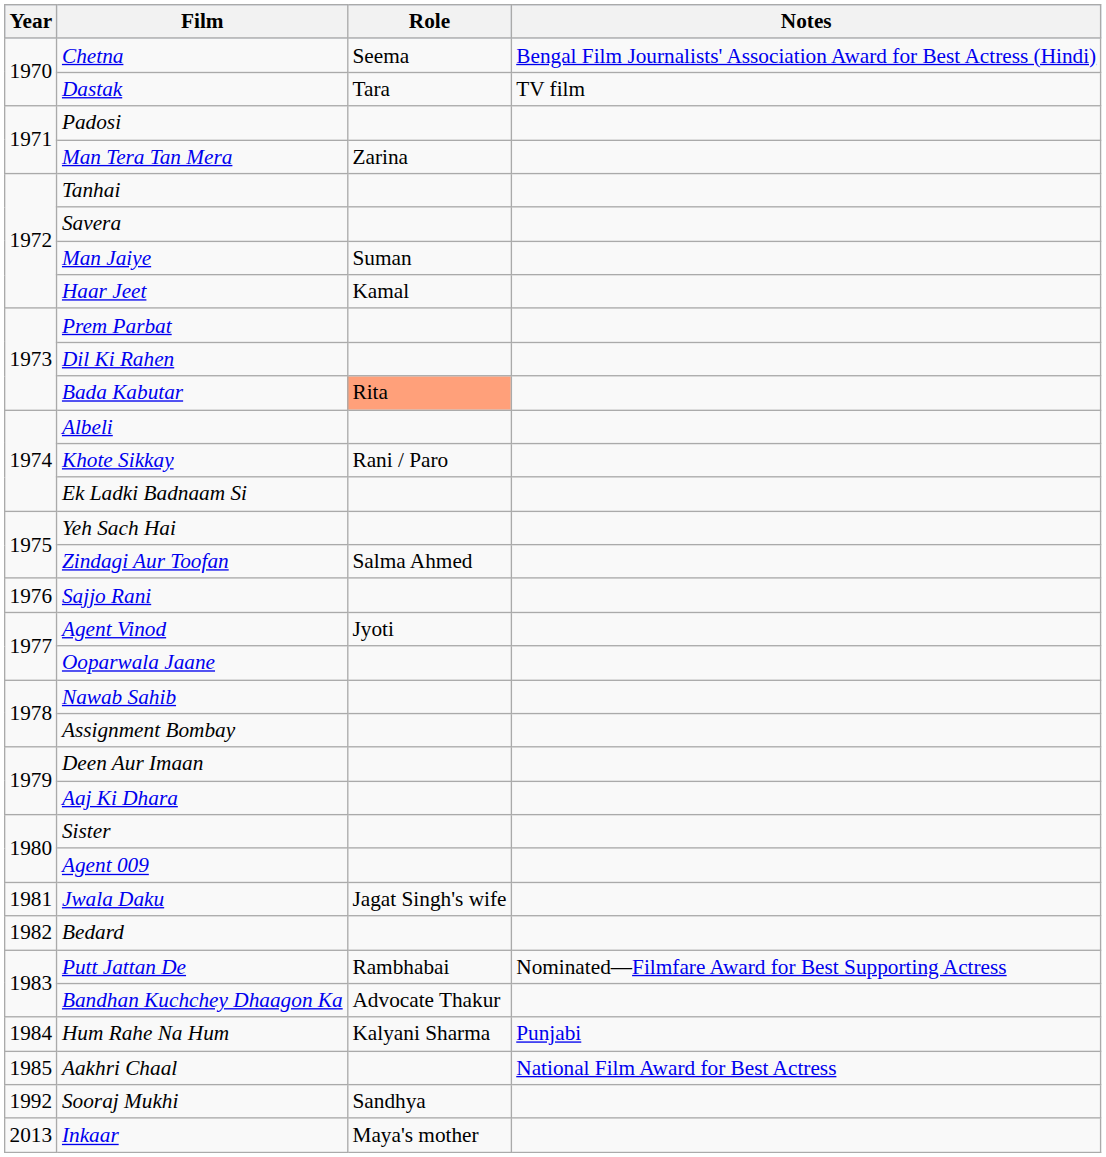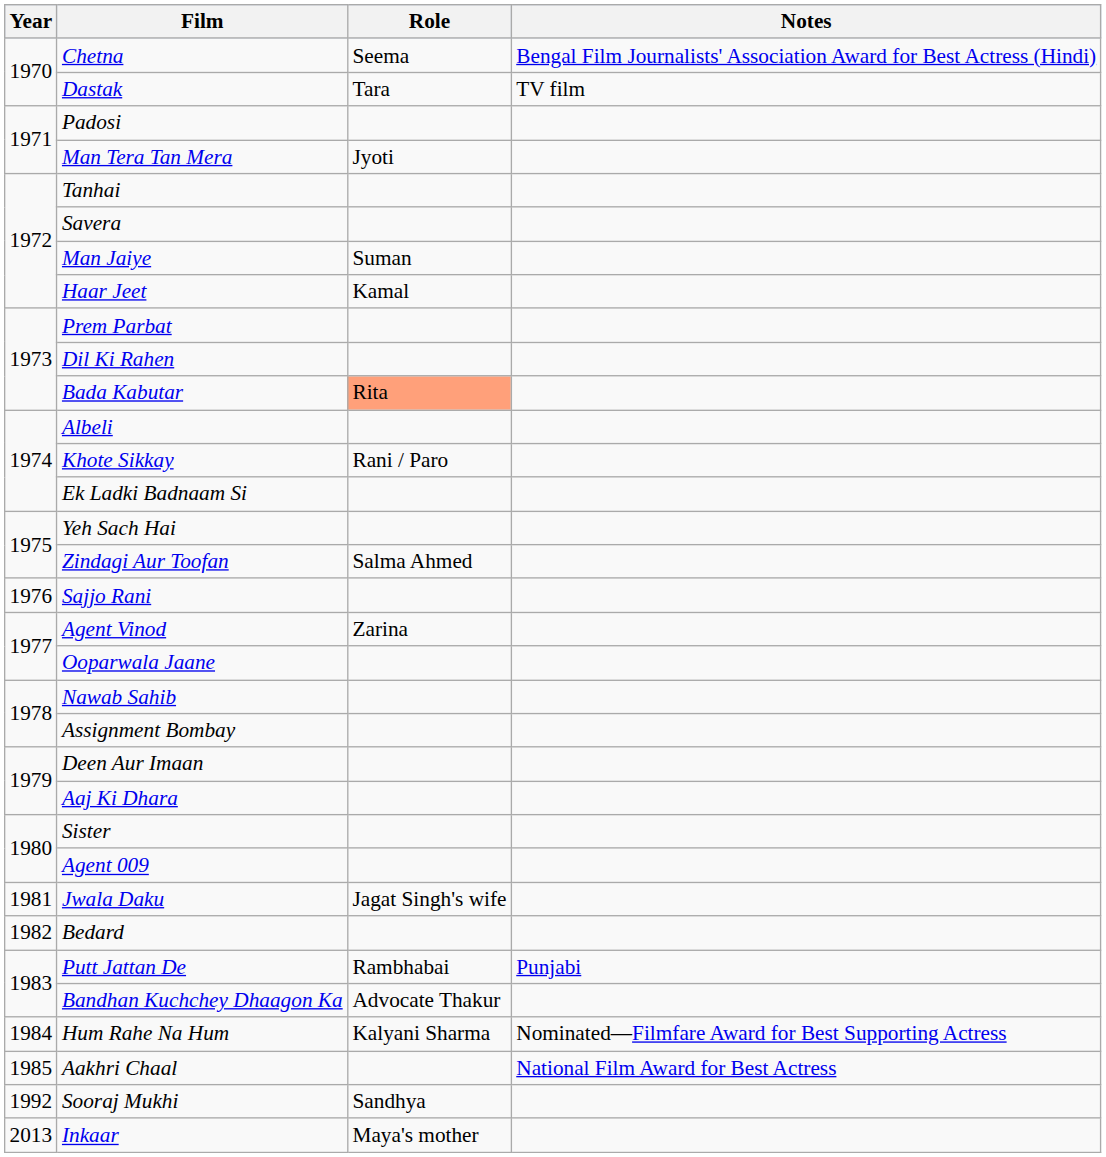(380, 156) Zarina -> (373, 156) Jyoti
(373, 628) Jyoti -> (380, 628) Zarina
(761, 966) Nominated—Filmfare Award for Best Supporting Actress -> (549, 966) Punjabi
(549, 1033) Punjabi -> (761, 1033) Nominated—Filmfare Award for Best Supporting Actress
